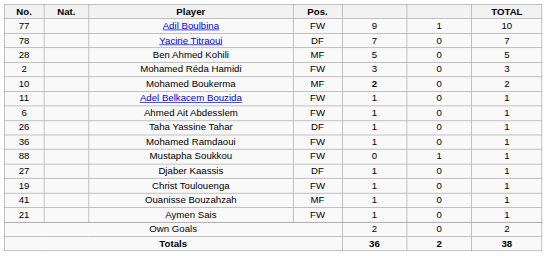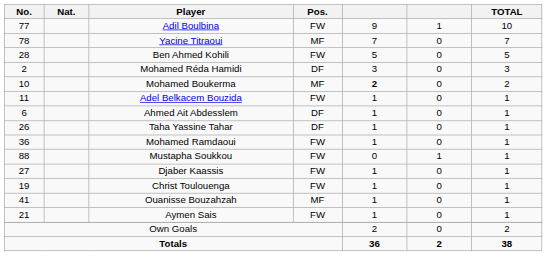(318, 40) DF -> (318, 40) MF
(318, 54) MF -> (318, 54) FW
(318, 69) FW -> (318, 69) DF
(318, 112) FW -> (318, 112) DF
(318, 170) DF -> (318, 170) FW
